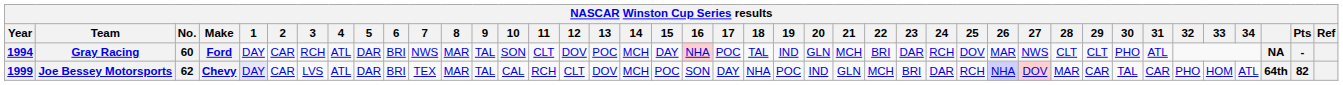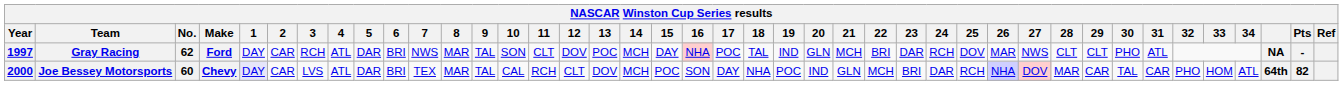(20, 52) 1994 -> (20, 52) 1997
(187, 52) 60 -> (187, 52) 62
(20, 71) 1999 -> (20, 71) 2000
(187, 71) 62 -> (187, 71) 60
